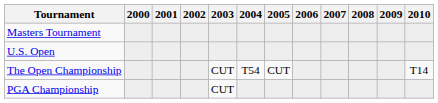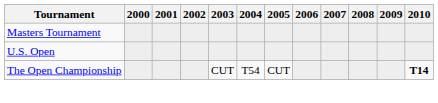(419, 70) normal -> (419, 70) bold
- row: (53, 89)
